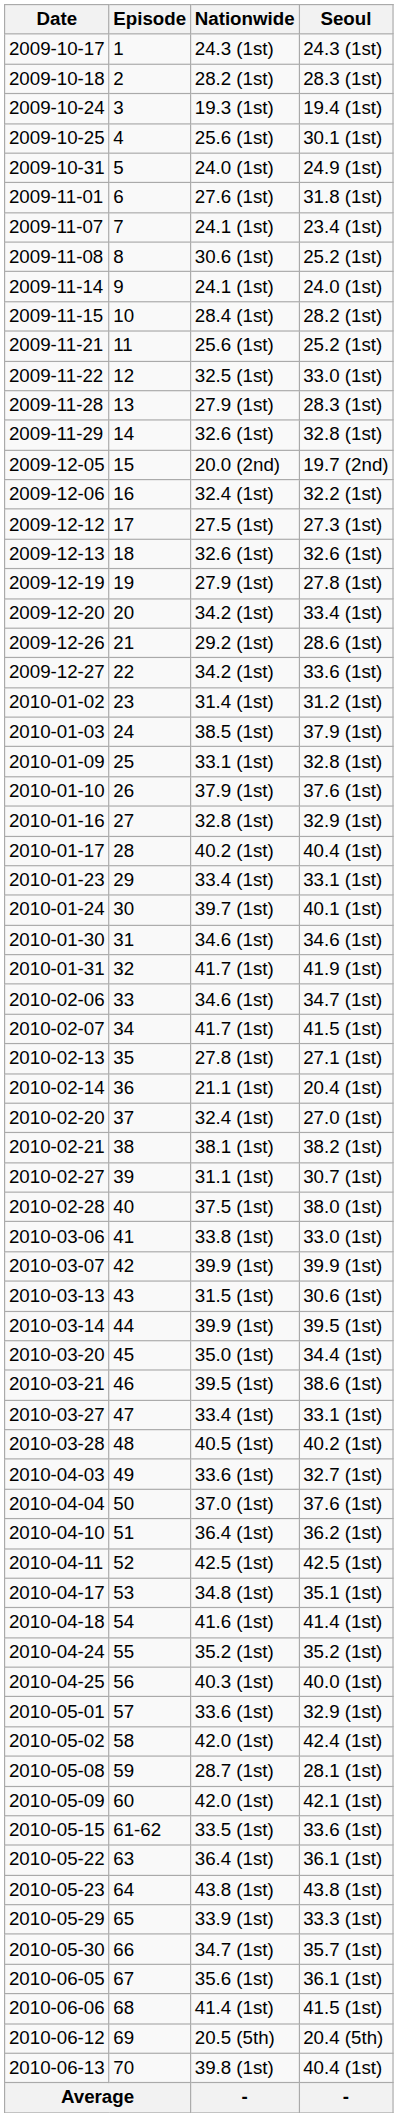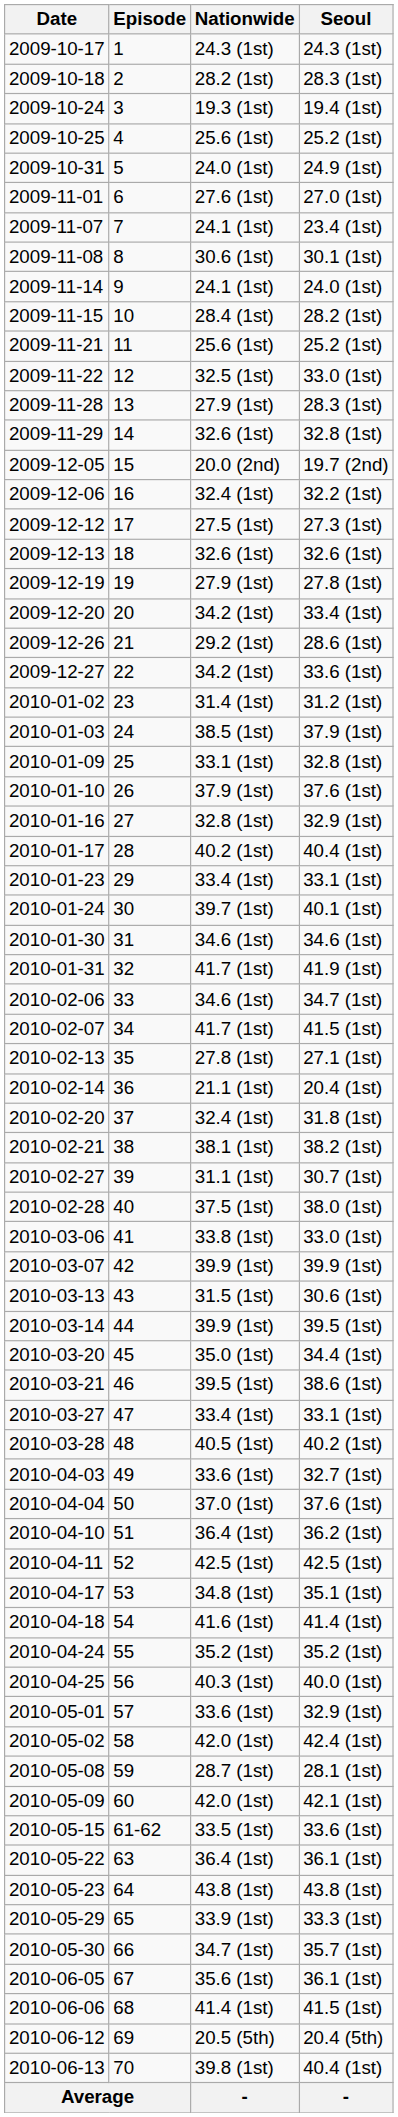(343, 138) 30.1 (1st) -> (343, 138) 25.2 (1st)
(343, 197) 31.8 (1st) -> (343, 197) 27.0 (1st)
(343, 256) 25.2 (1st) -> (343, 256) 30.1 (1st)
(343, 1117) 27.0 (1st) -> (343, 1117) 31.8 (1st)
